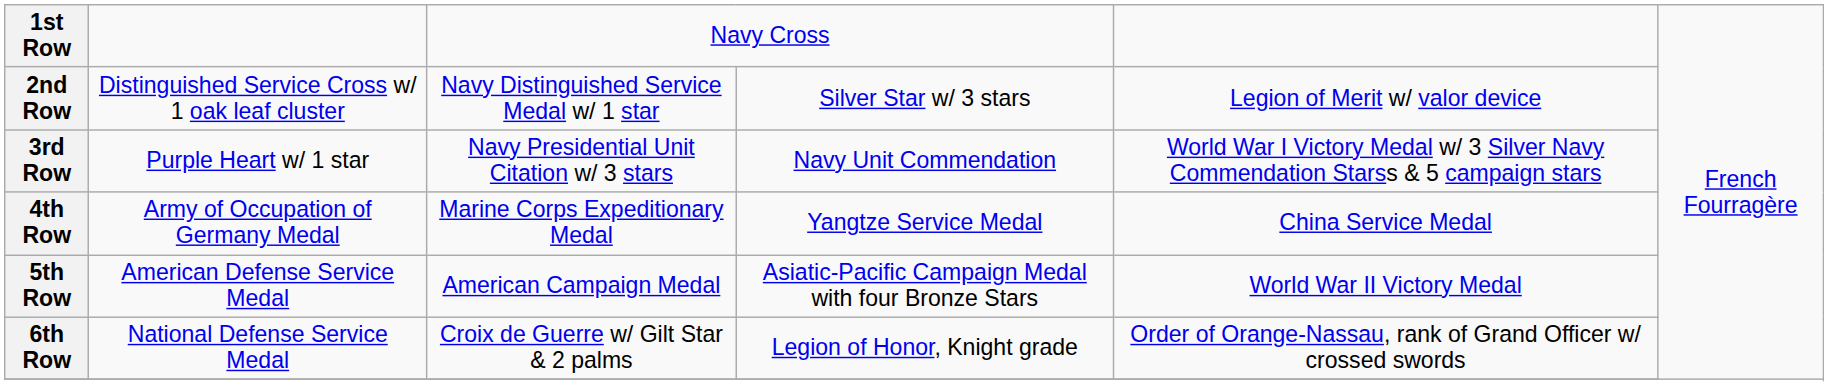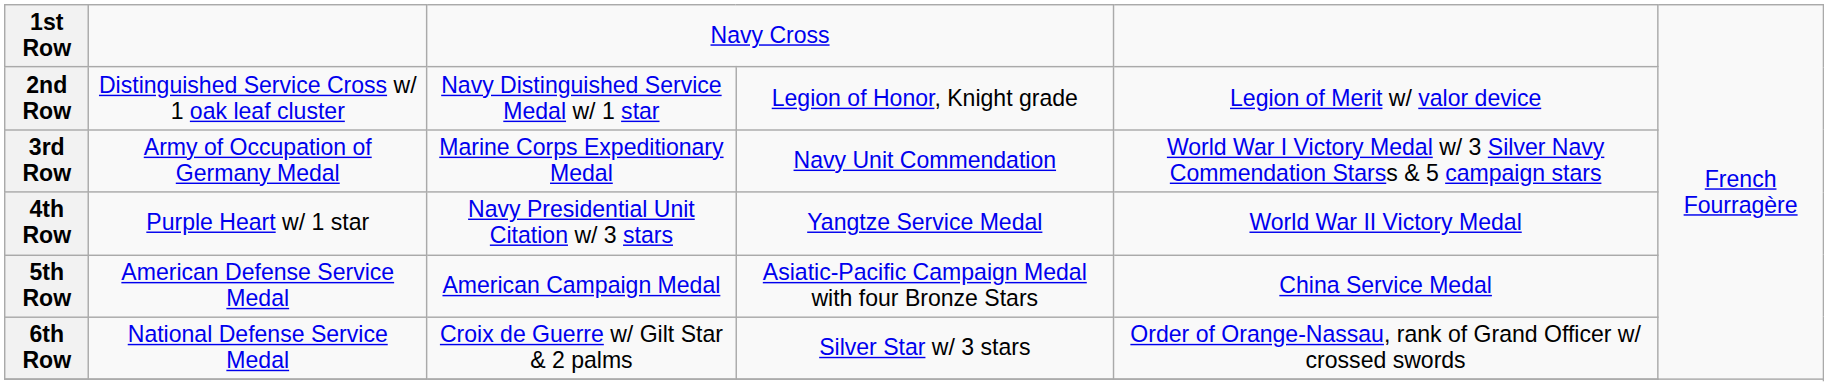(925, 98) Silver Star w/ 3 stars -> (925, 98) Legion of Honor, Knight grade
(258, 160) Purple Heart w/ 1 star -> (258, 160) Army of Occupation of Germany Medal
(581, 160) Navy Presidential Unit Citation w/ 3 stars -> (581, 160) Marine Corps Expeditionary Medal
(258, 223) Army of Occupation of Germany Medal -> (258, 223) Purple Heart w/ 1 star
(581, 223) Marine Corps Expeditionary Medal -> (581, 223) Navy Presidential Unit Citation w/ 3 stars
(1386, 223) China Service Medal -> (1386, 223) World War II Victory Medal
(1386, 285) World War II Victory Medal -> (1386, 285) China Service Medal
(925, 348) Legion of Honor, Knight grade -> (925, 348) Silver Star w/ 3 stars
